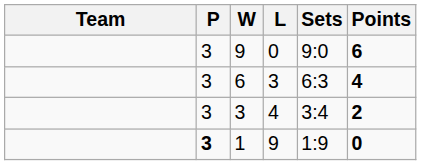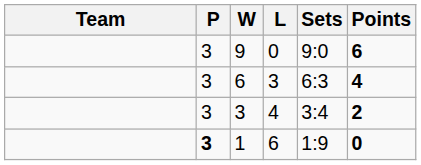(273, 143) 9 -> (273, 143) 6
